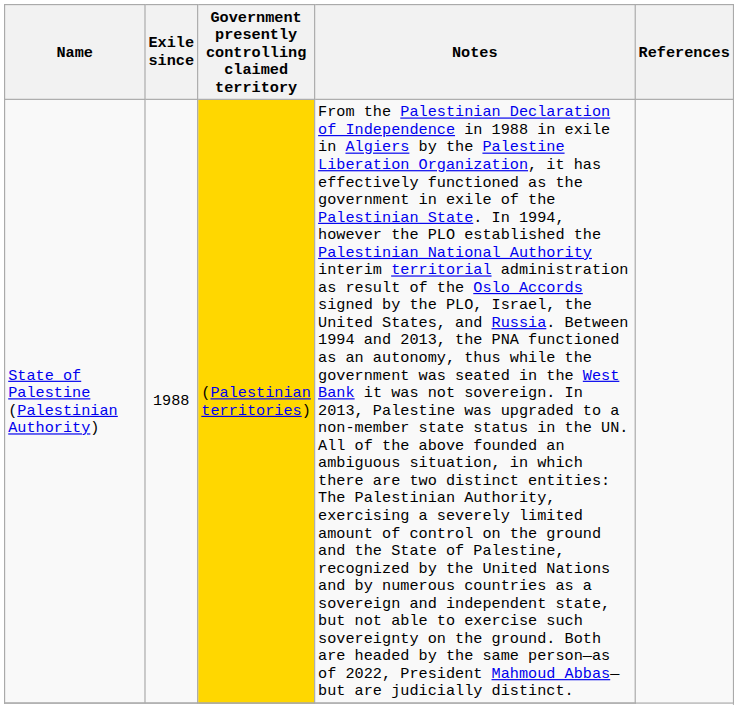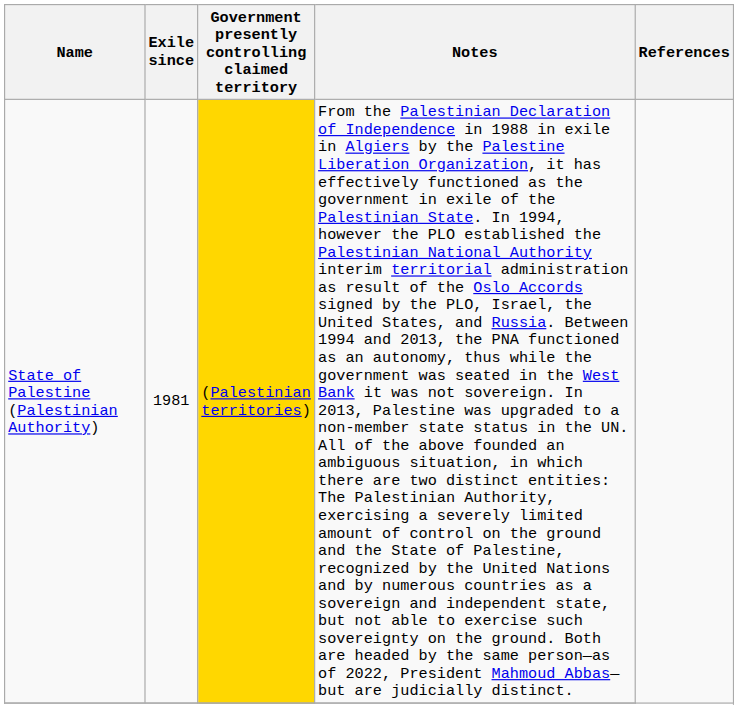(171, 402) 1988 -> (171, 402) 1981
